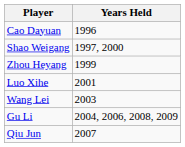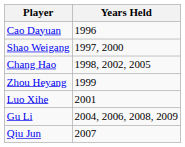+ row: (31, 64)
- row: (28, 99)
